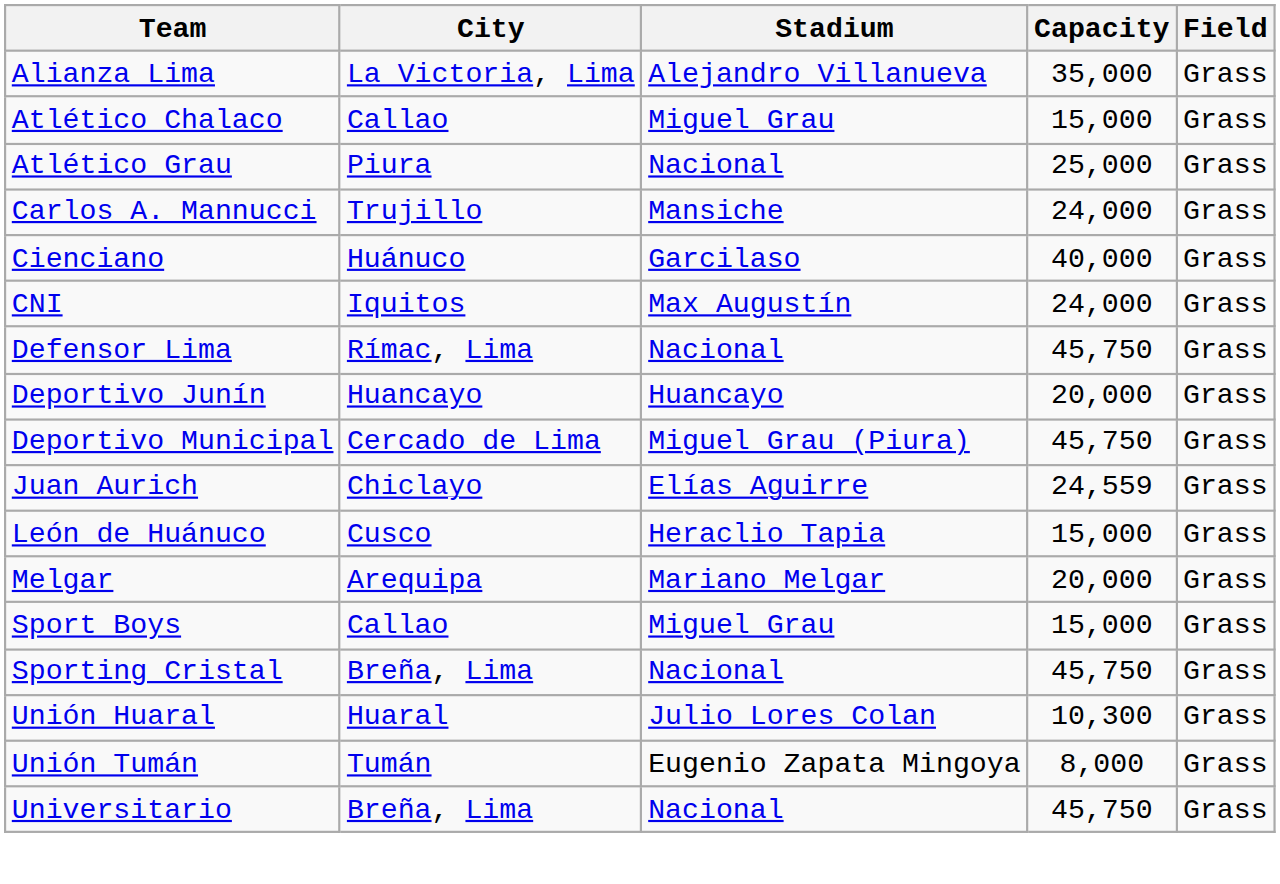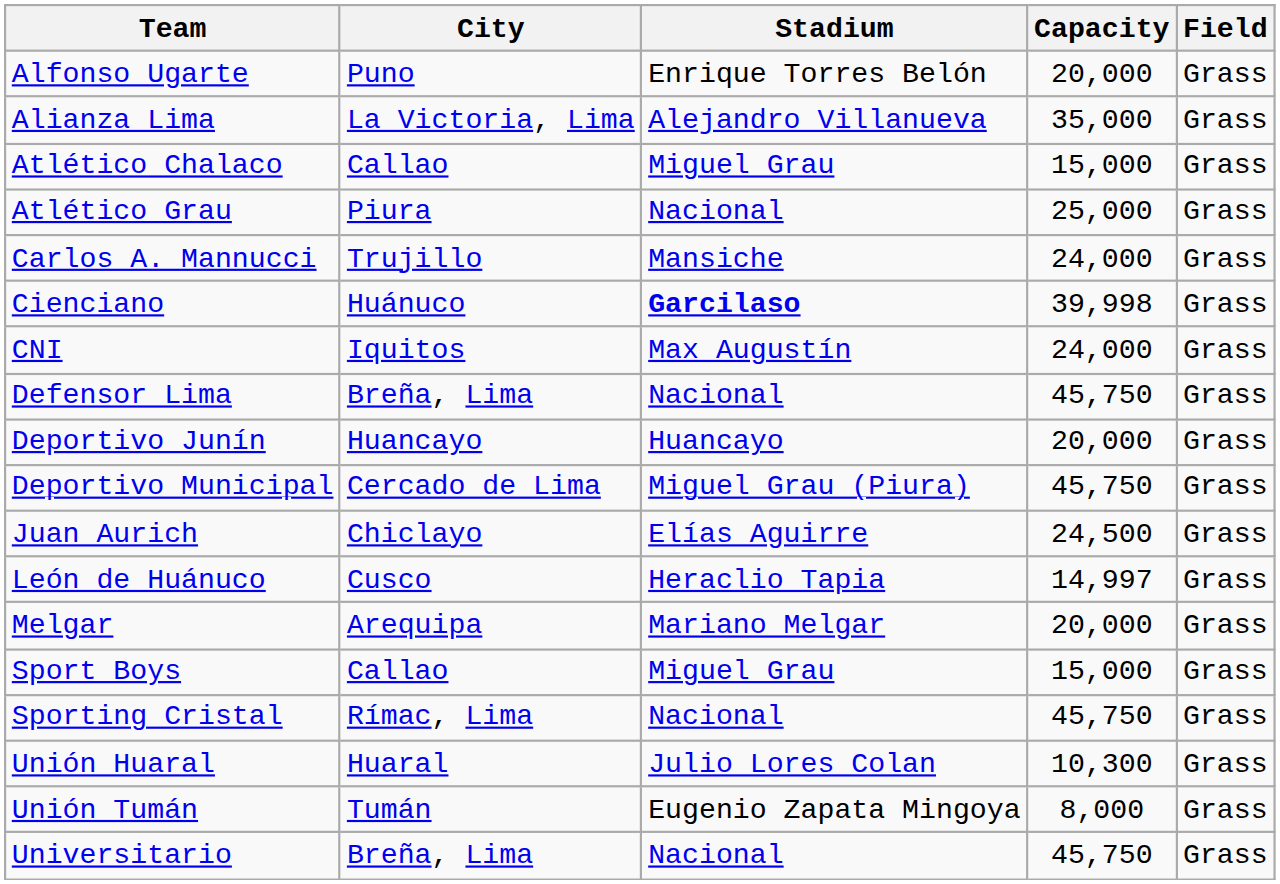+ row: (130, 74)
(724, 258) normal -> (724, 304) bold
(1102, 258) 40,000 -> (1102, 304) 39,998
(440, 350) Rímac, Lima -> (440, 396) Breña, Lima
(1102, 488) 24,559 -> (1102, 534) 24,500
(1102, 534) 15,000 -> (1102, 580) 14,997
(440, 672) Breña, Lima -> (440, 718) Rímac, Lima
